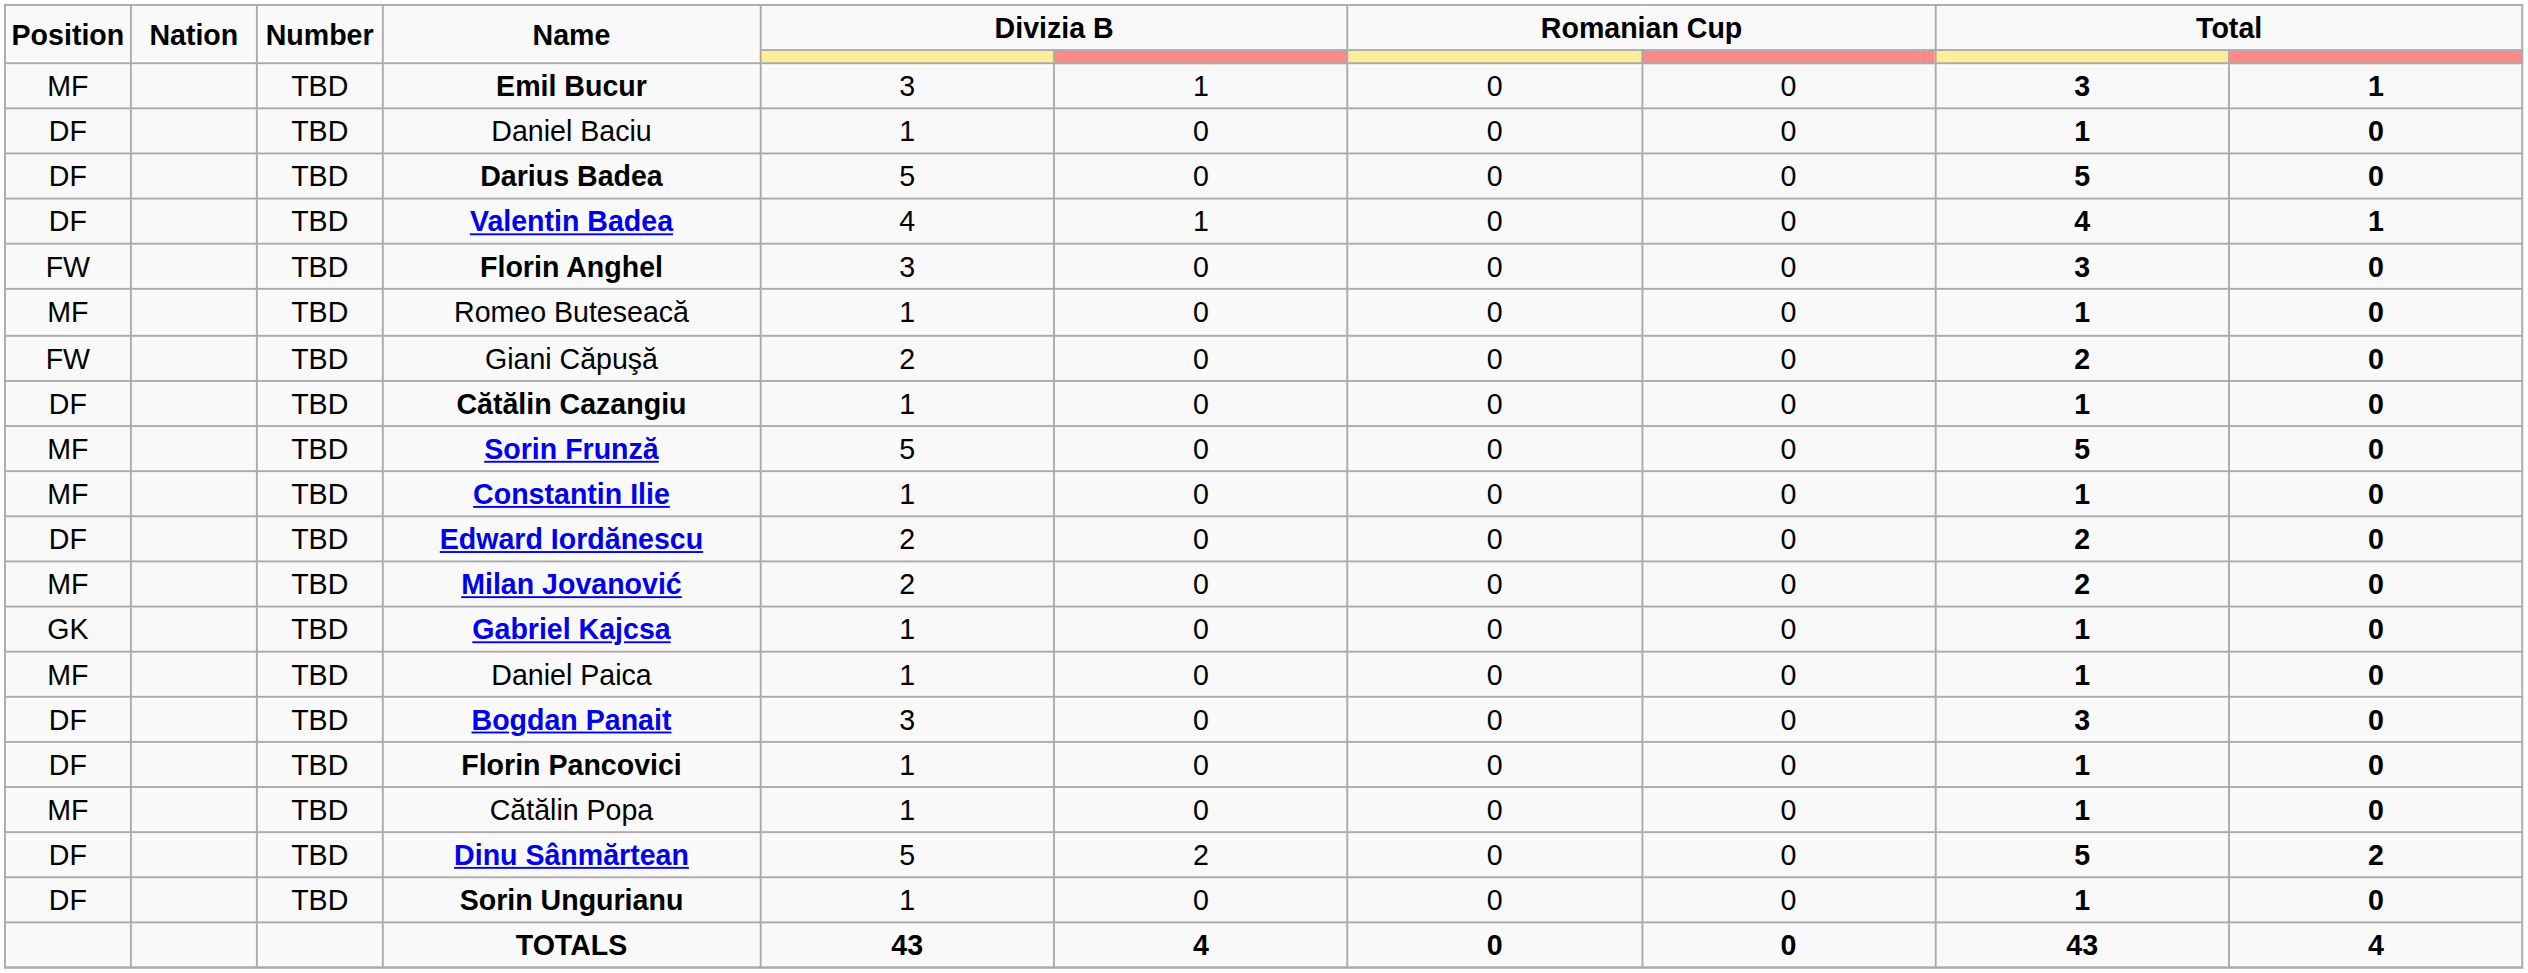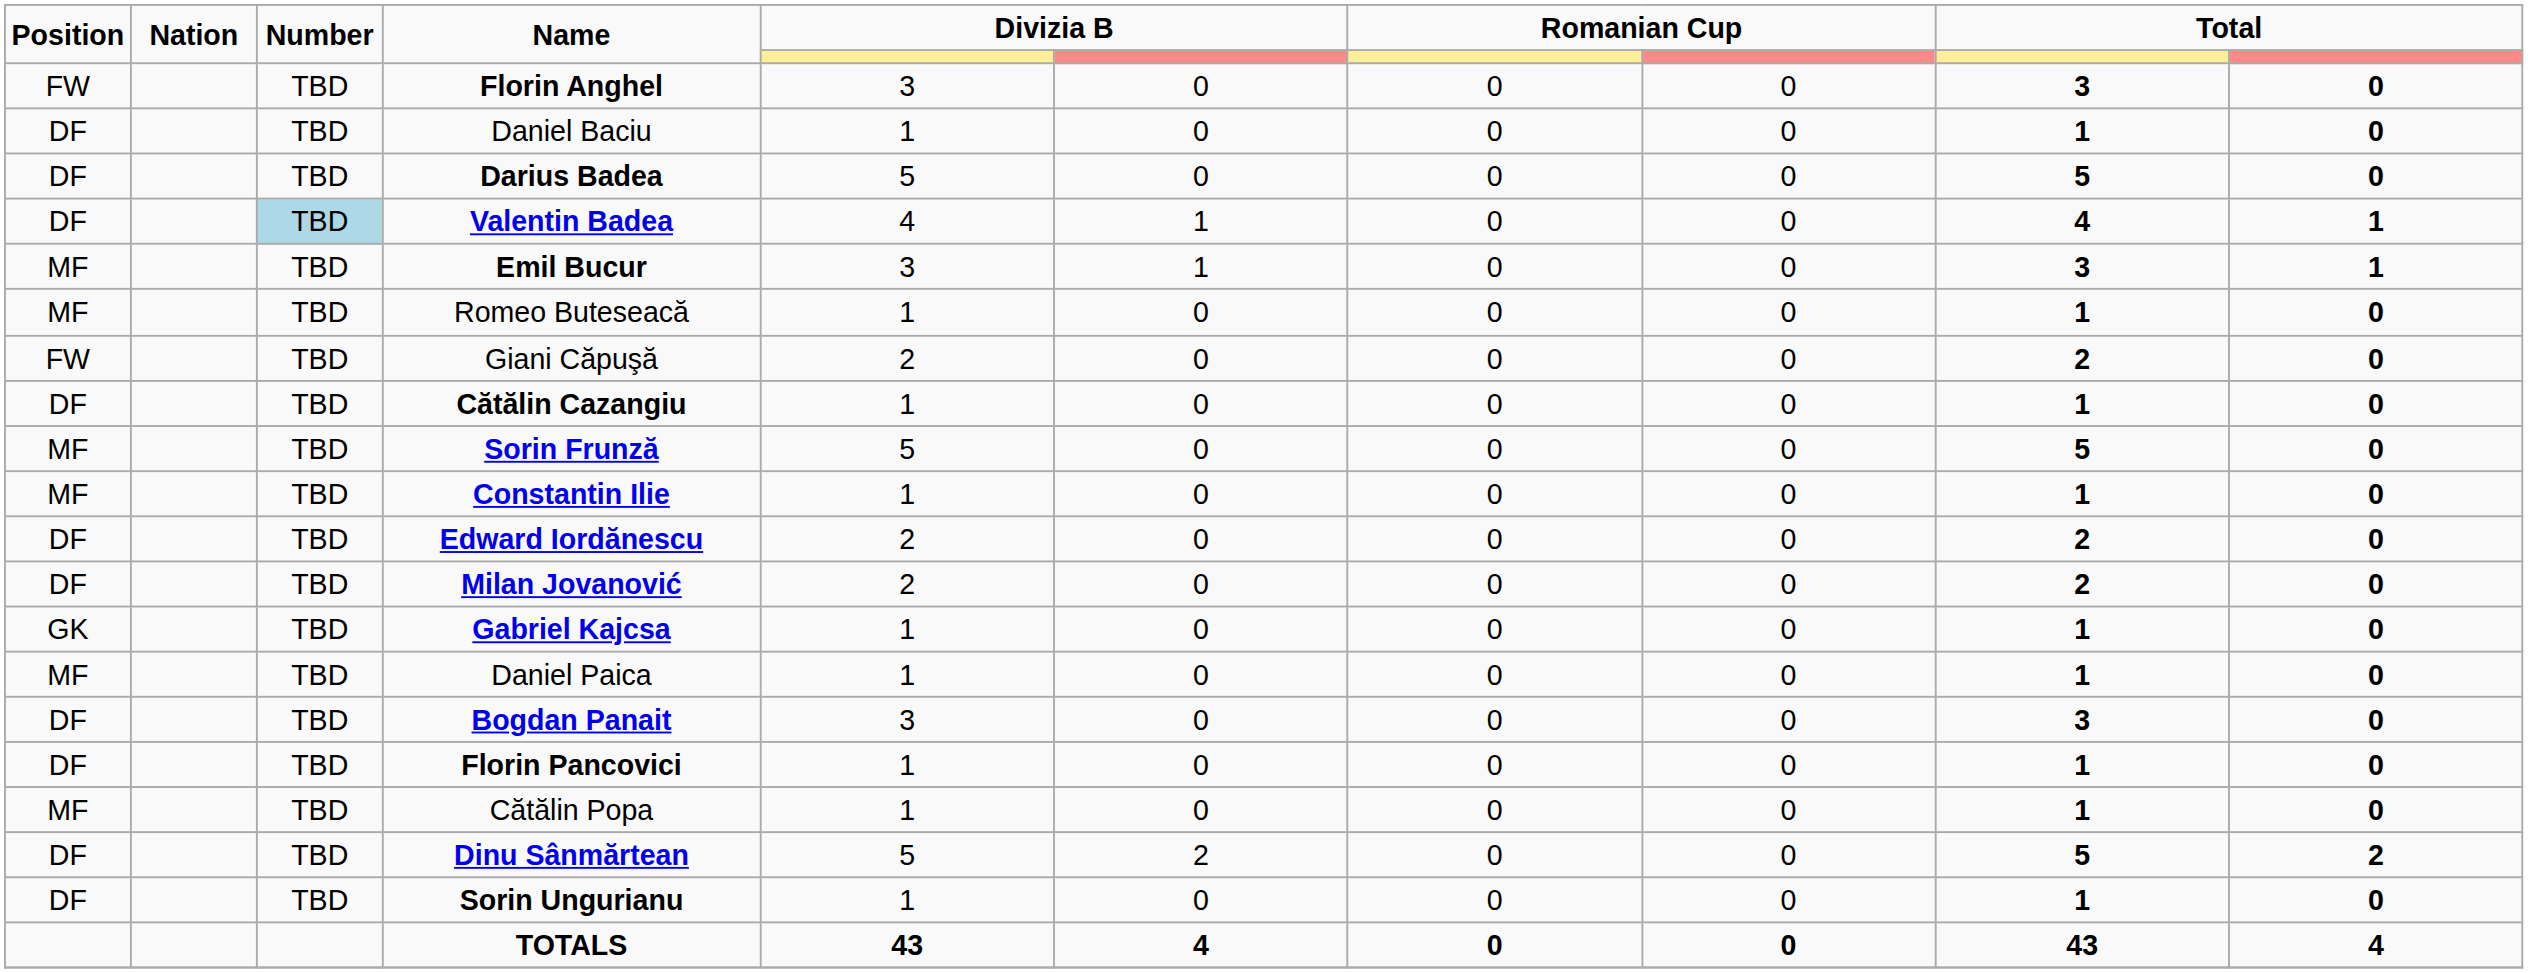rows swapped: (571, 267) <-> (571, 86)
(320, 222) no background -> (320, 222) lightblue background
(68, 584) MF -> (68, 584) DF
